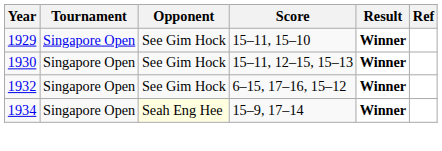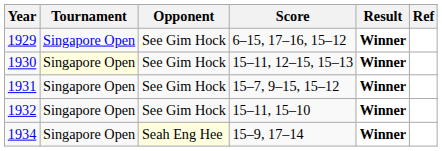(271, 40) 15–11, 15–10 -> (289, 40) 6–15, 17–16, 15–12
(89, 63) no background -> (89, 63) lightyellow background
+ row: (22, 87)
(289, 87) 6–15, 17–16, 15–12 -> (271, 110) 15–11, 15–10
